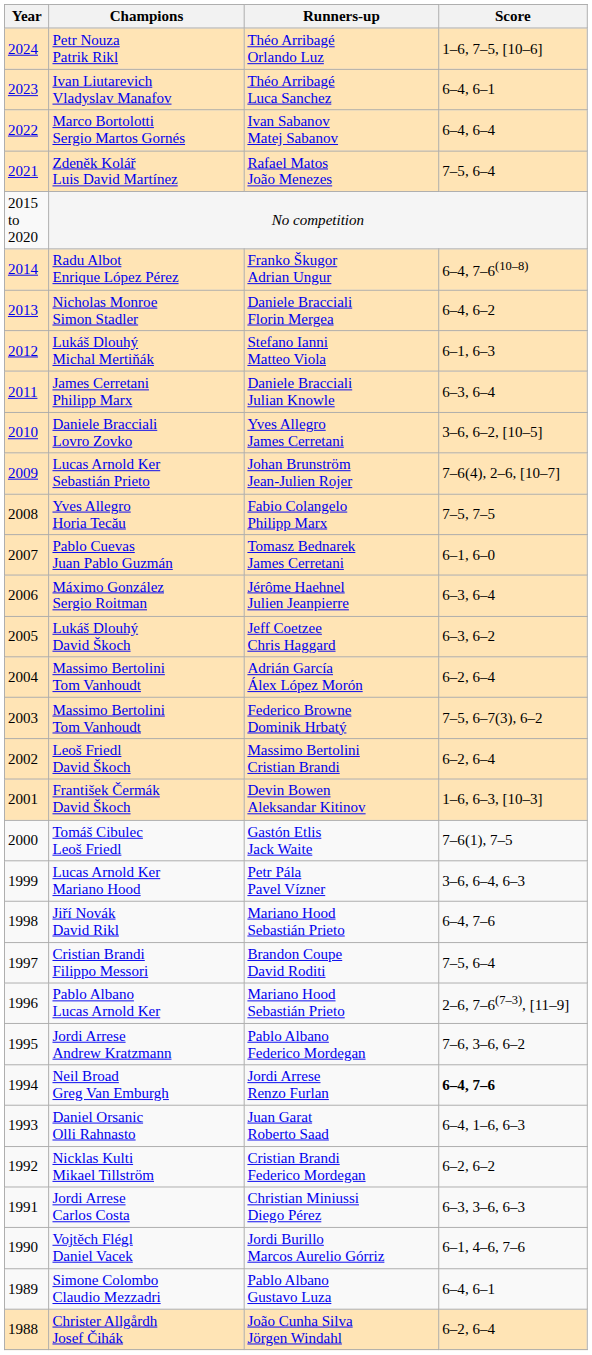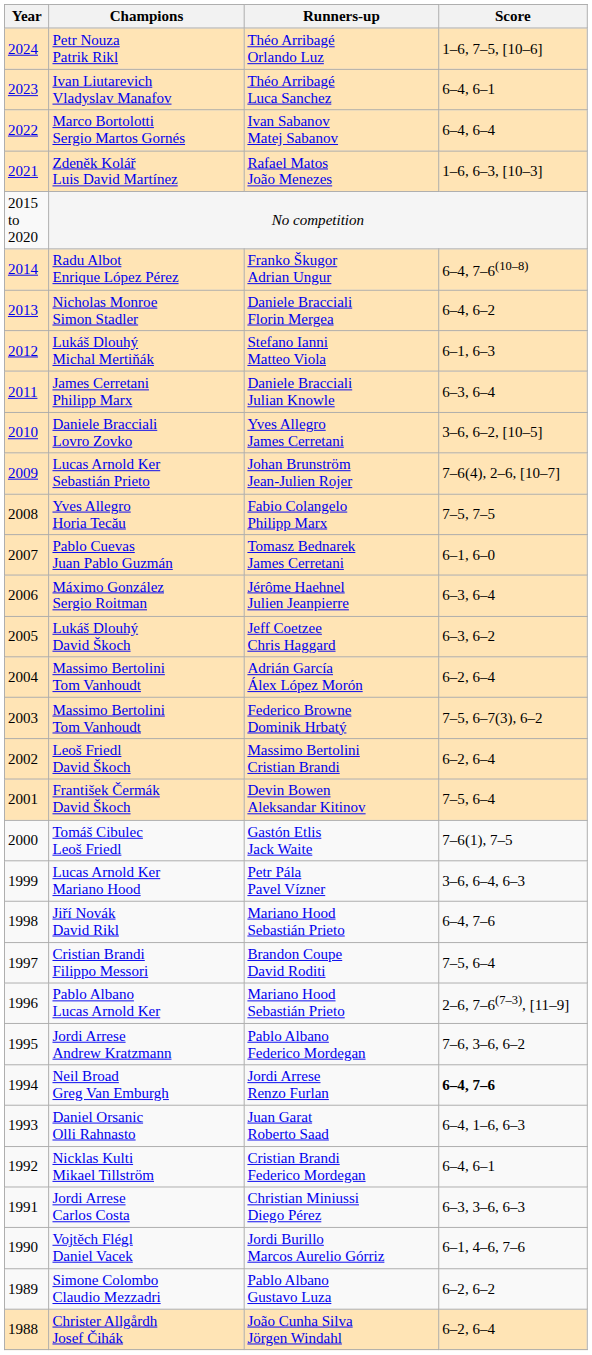(469, 171) 7–5, 6–4 -> (492, 171) 1–6, 6–3, [10–3]
(492, 799) 1–6, 6–3, [10–3] -> (469, 799) 7–5, 6–4
(469, 1166) 6–2, 6–2 -> (469, 1166) 6–4, 6–1
(469, 1288) 6–4, 6–1 -> (469, 1288) 6–2, 6–2
